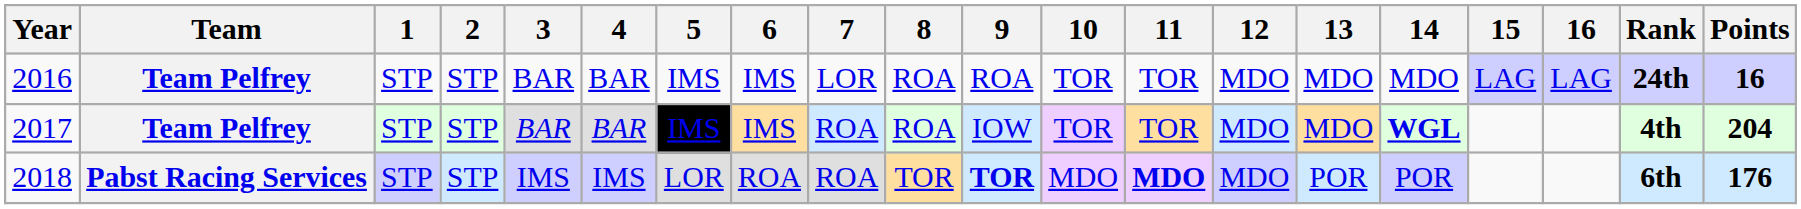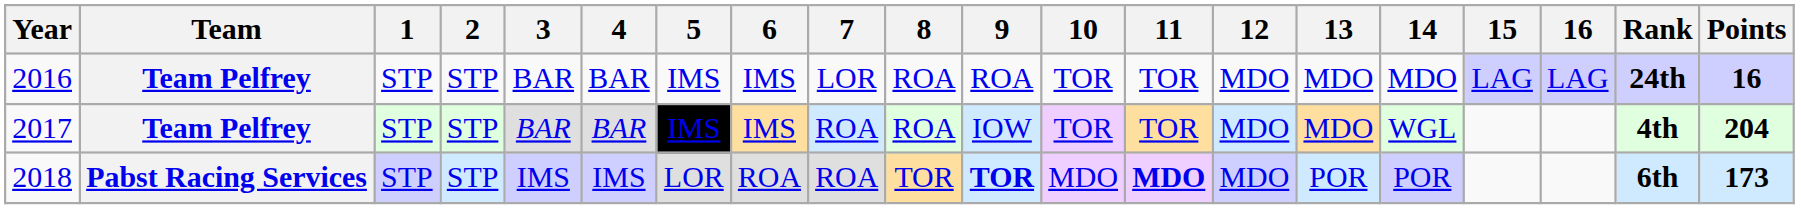(1424, 127) bold -> (1422, 127) normal
(1750, 176) 176 -> (1747, 176) 173
